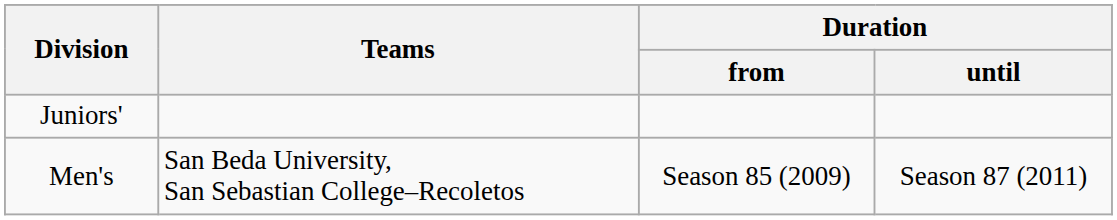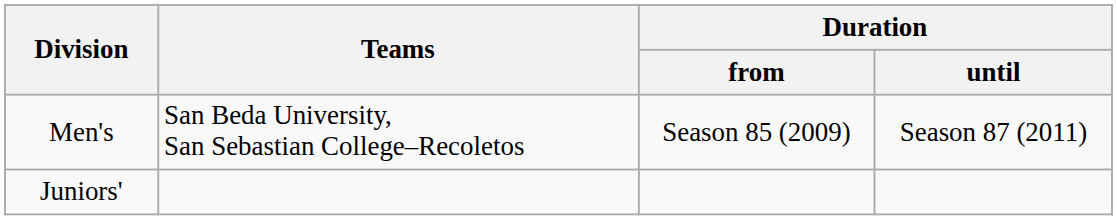rows swapped: (81, 115) <-> (81, 176)
